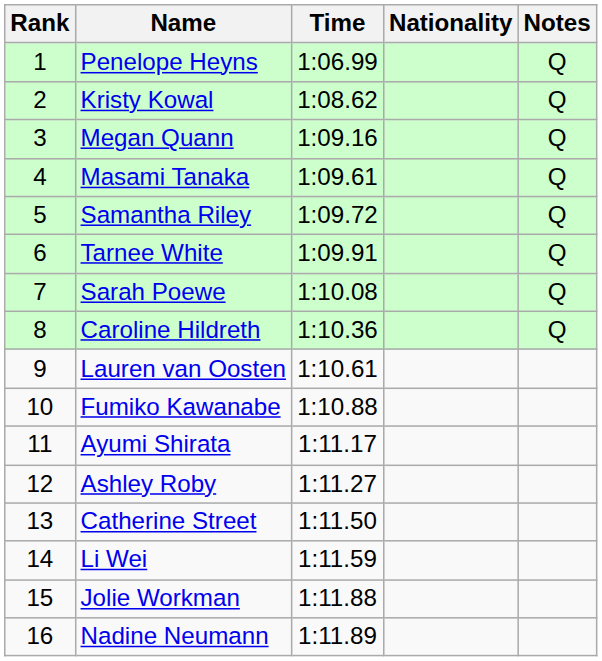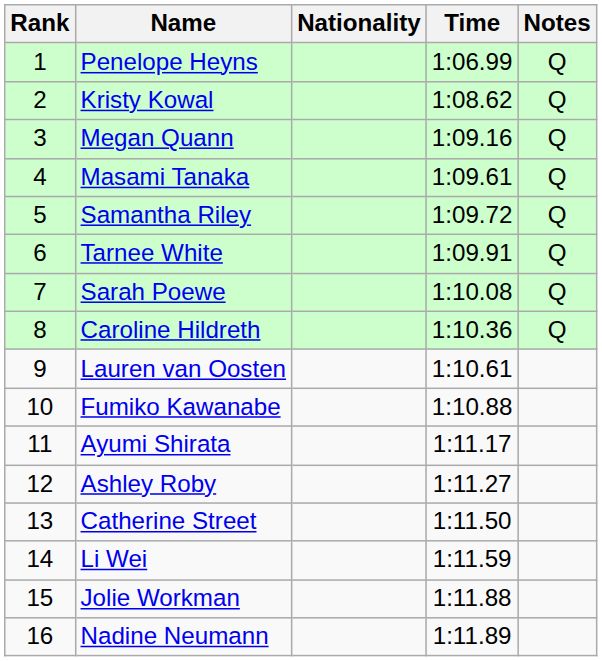columns swapped: (451, 23) <-> (337, 23)
